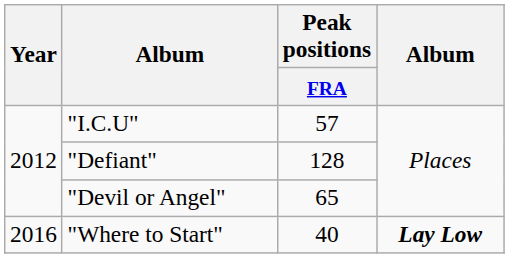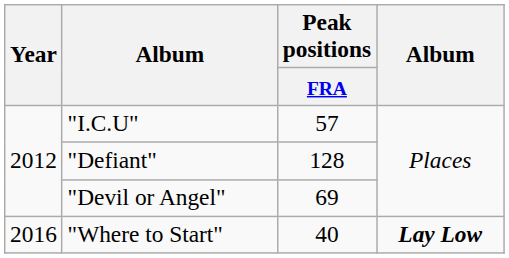(327, 197) 65 -> (327, 197) 69
